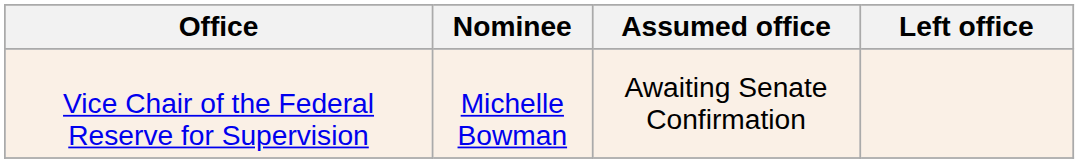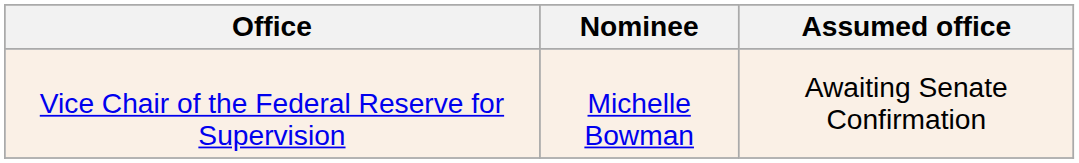- column: (966, 26)
